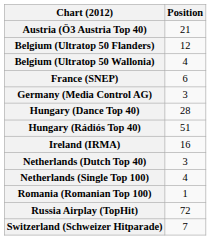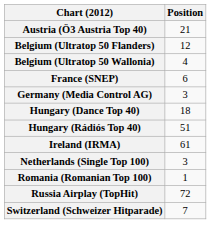(185, 111) 28 -> (185, 111) 18
(185, 144) 16 -> (185, 144) 61
- row: (85, 161)
(185, 177) 4 -> (185, 161) 3
